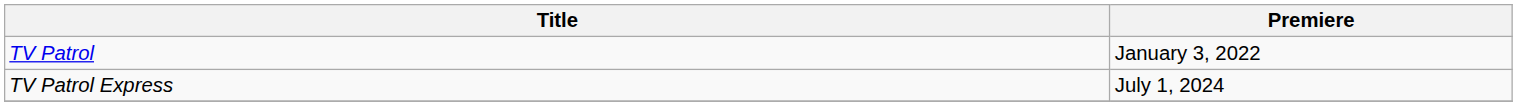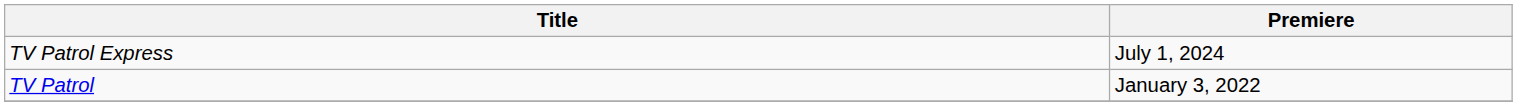rows swapped: (52, 52) <-> (91, 85)
